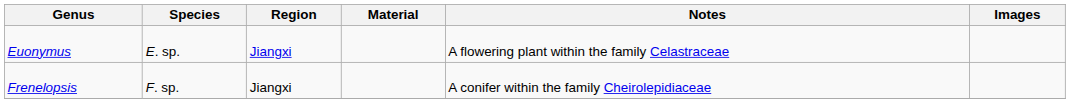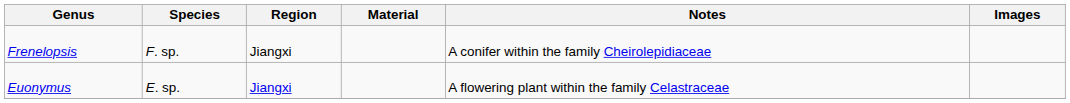rows swapped: (39, 51) <-> (42, 88)
